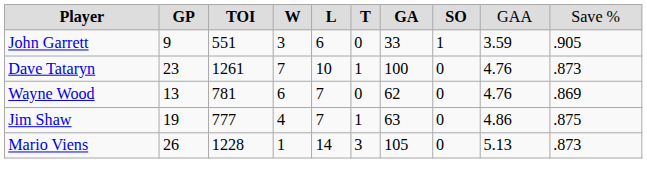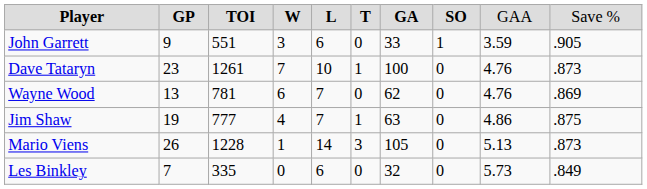+ row: (48, 171)
